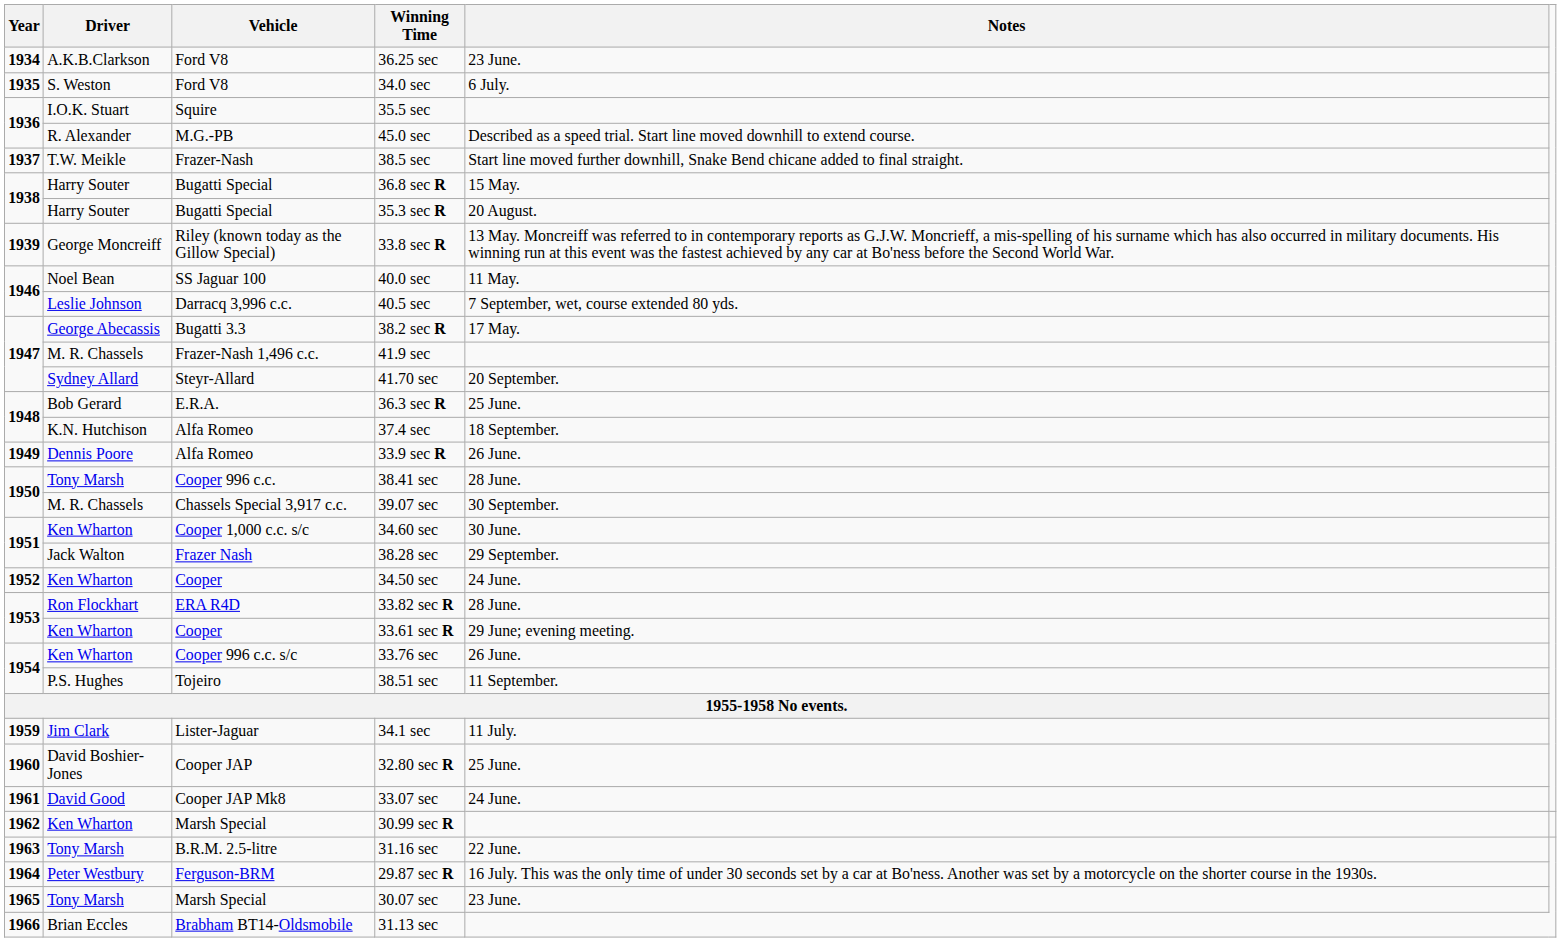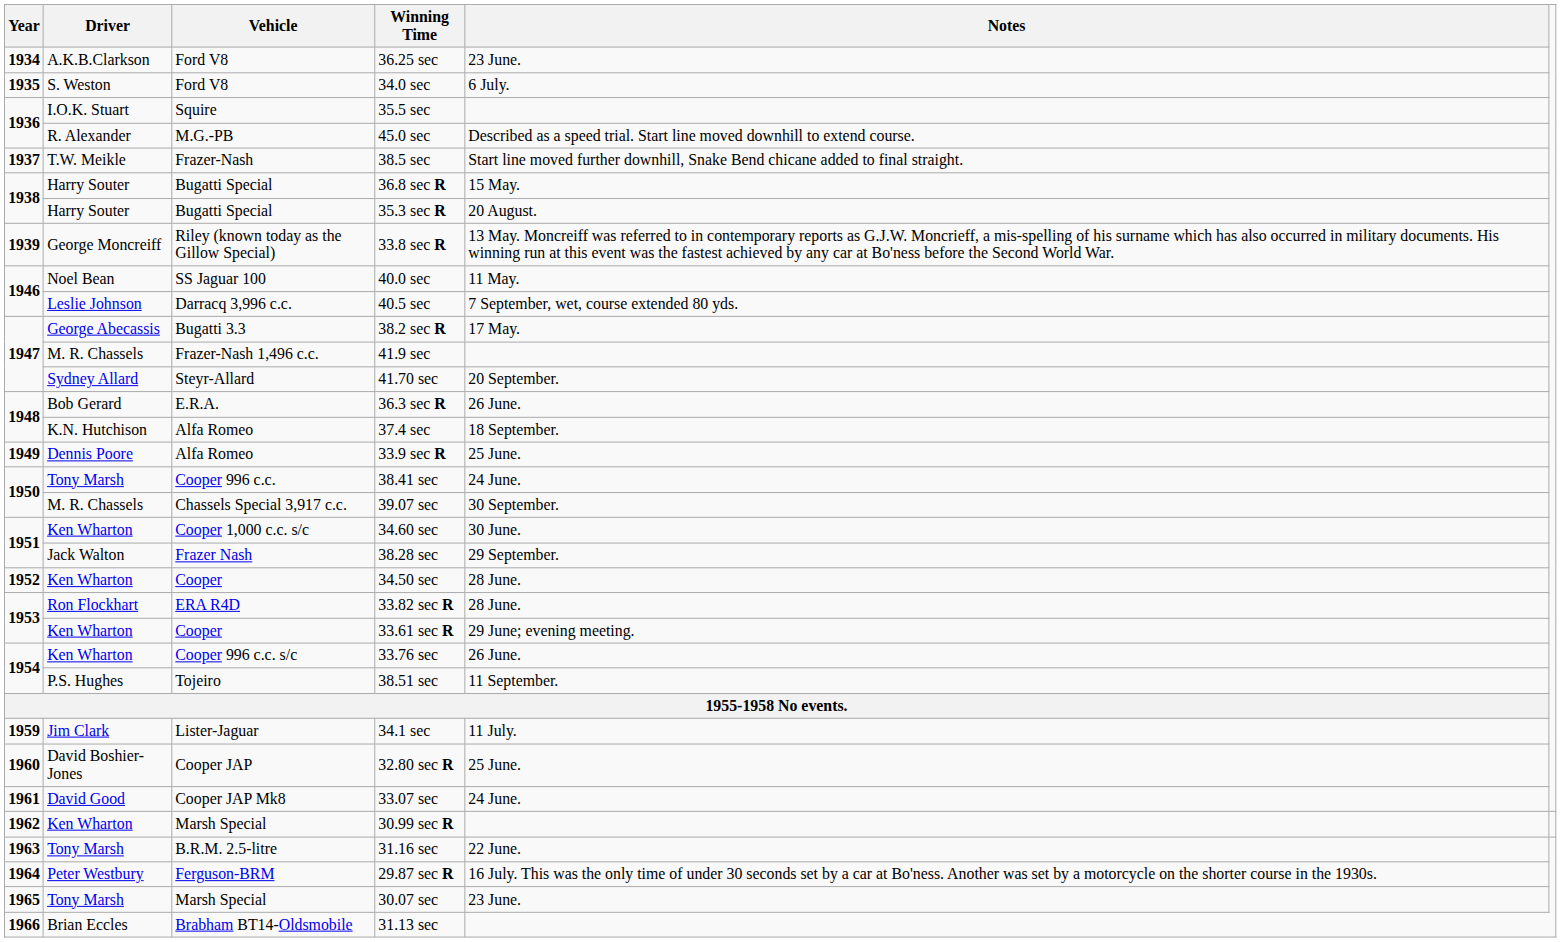(495, 404) 25 June. -> (495, 404) 26 June.
(495, 454) 26 June. -> (495, 454) 25 June.
(495, 479) 28 June. -> (495, 479) 24 June.
(495, 580) 24 June. -> (495, 580) 28 June.
